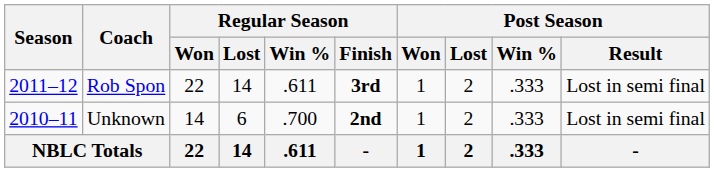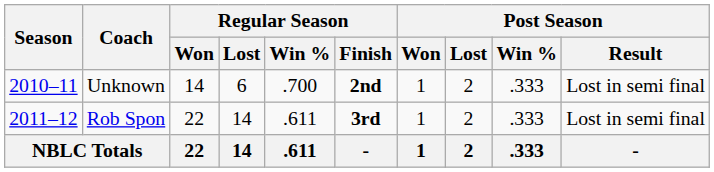rows swapped: (126, 118) <-> (126, 86)
